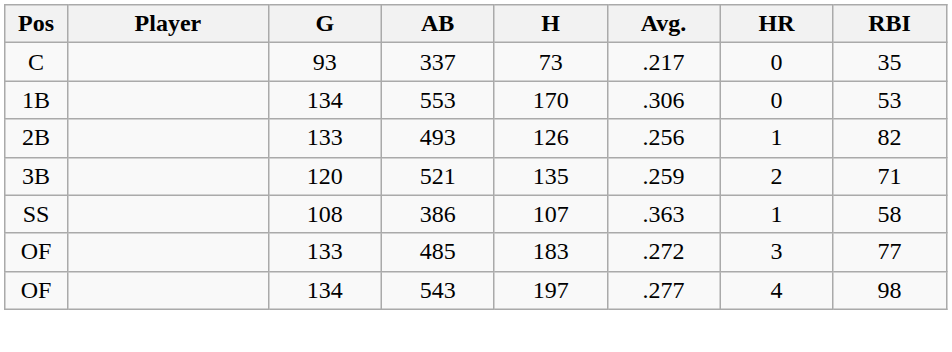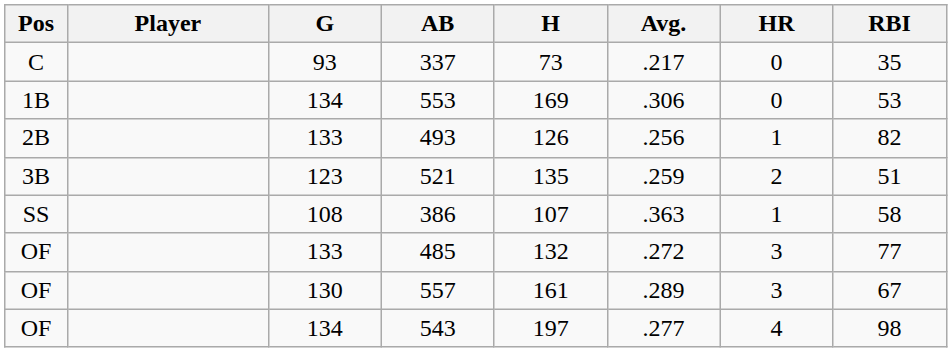(551, 99) 170 -> (551, 99) 169
(325, 175) 120 -> (325, 175) 123
(889, 175) 71 -> (889, 175) 51
(551, 251) 183 -> (551, 251) 132
+ row: (438, 289)
